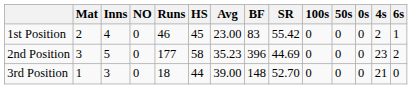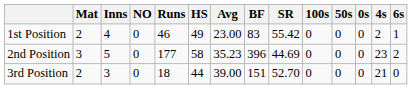(197, 34) 45 -> (197, 34) 49
(79, 73) 1 -> (79, 73) 2
(257, 73) 148 -> (257, 73) 151
